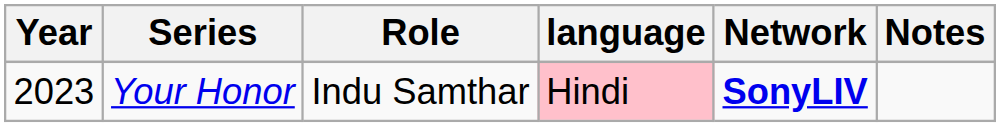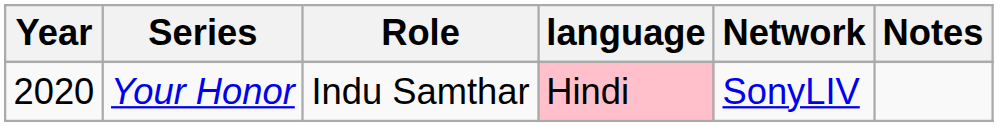(54, 90) 2023 -> (54, 90) 2020
(795, 90) bold -> (791, 90) normal
